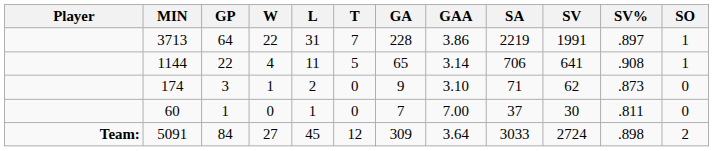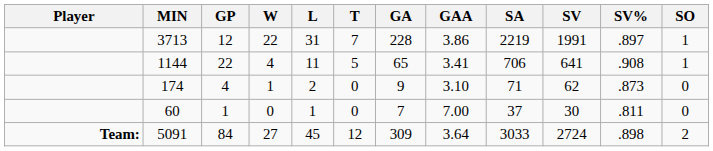(225, 39) 64 -> (225, 39) 12
(456, 63) 3.14 -> (456, 63) 3.41
(225, 87) 3 -> (225, 87) 4
